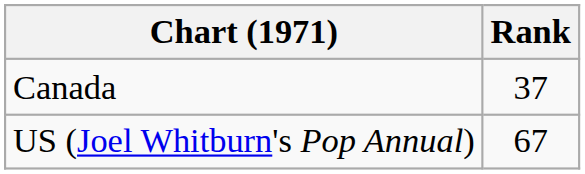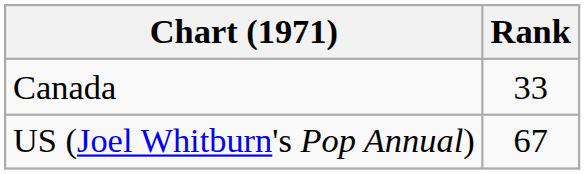(531, 86) 37 -> (531, 86) 33
